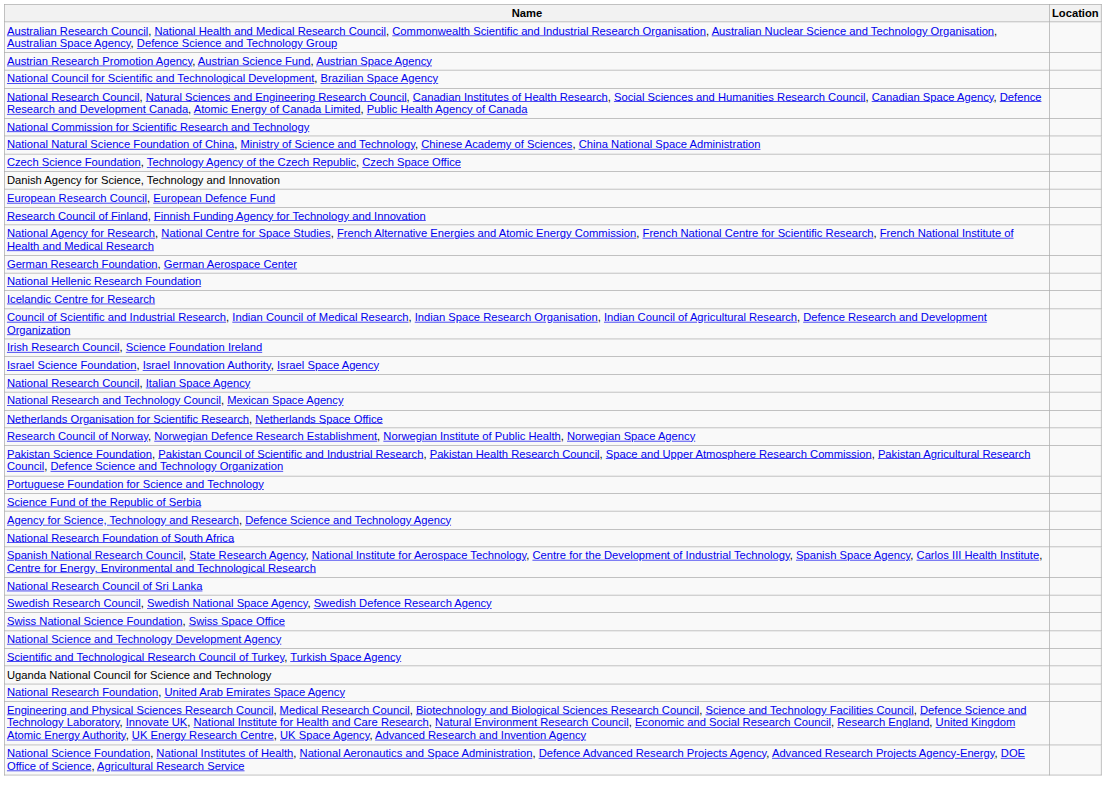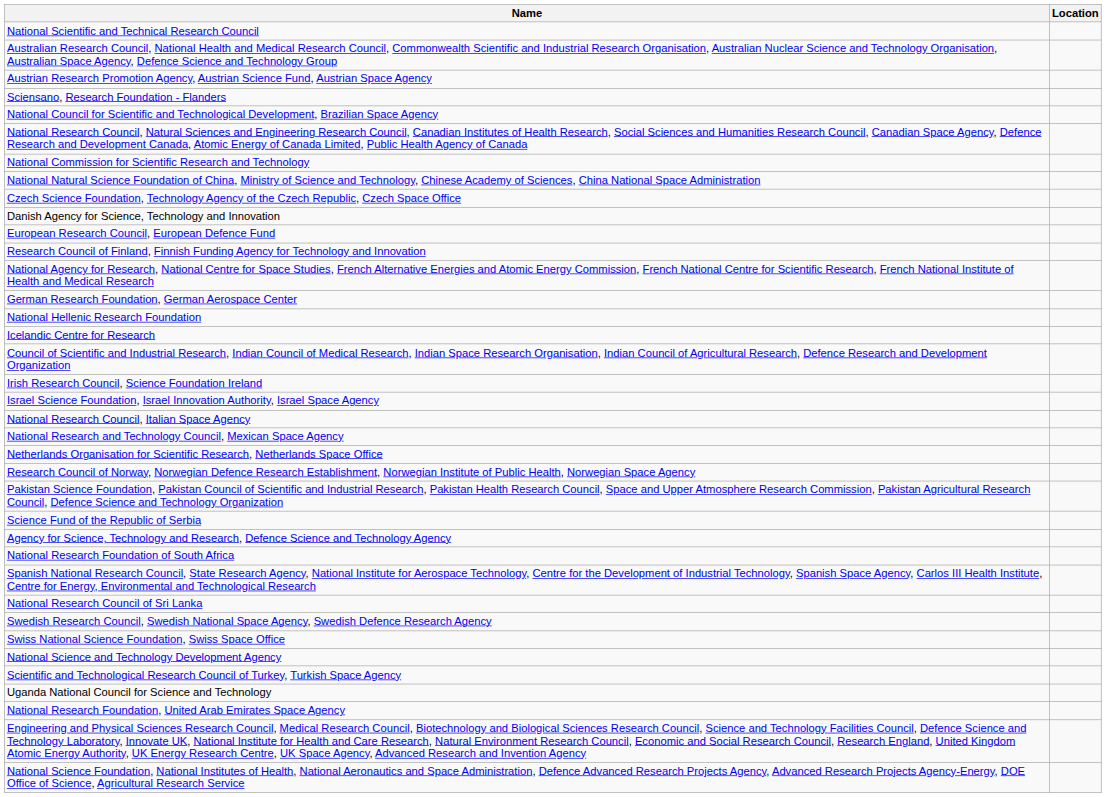+ row: (133, 31)
+ row: (117, 97)
- row: (135, 484)
